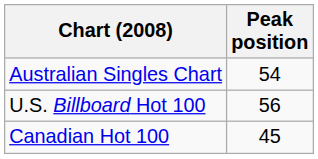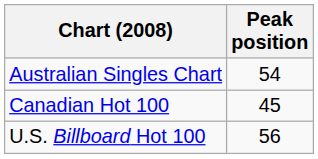rows swapped: (89, 136) <-> (107, 105)
